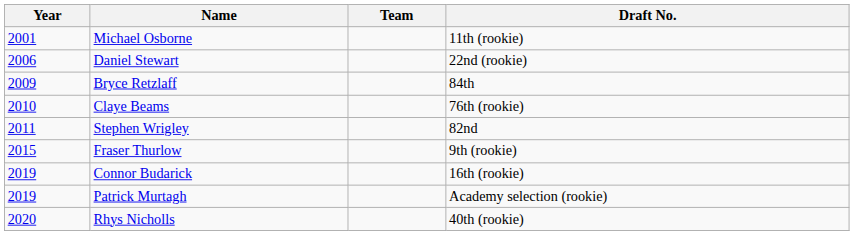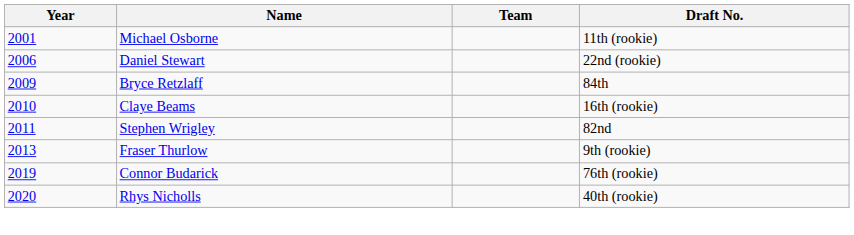(486, 106) 76th (rookie) -> (620, 106) 16th (rookie)
(22, 151) 2015 -> (22, 151) 2013
(486, 173) 16th (rookie) -> (620, 173) 76th (rookie)
- row: (140, 196)
